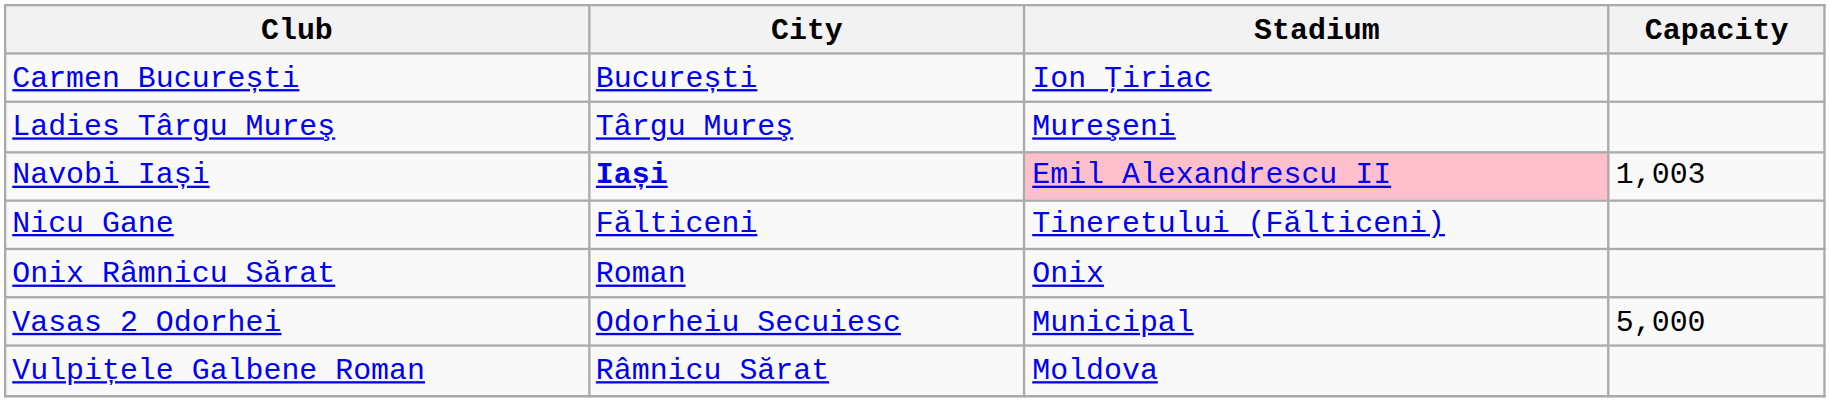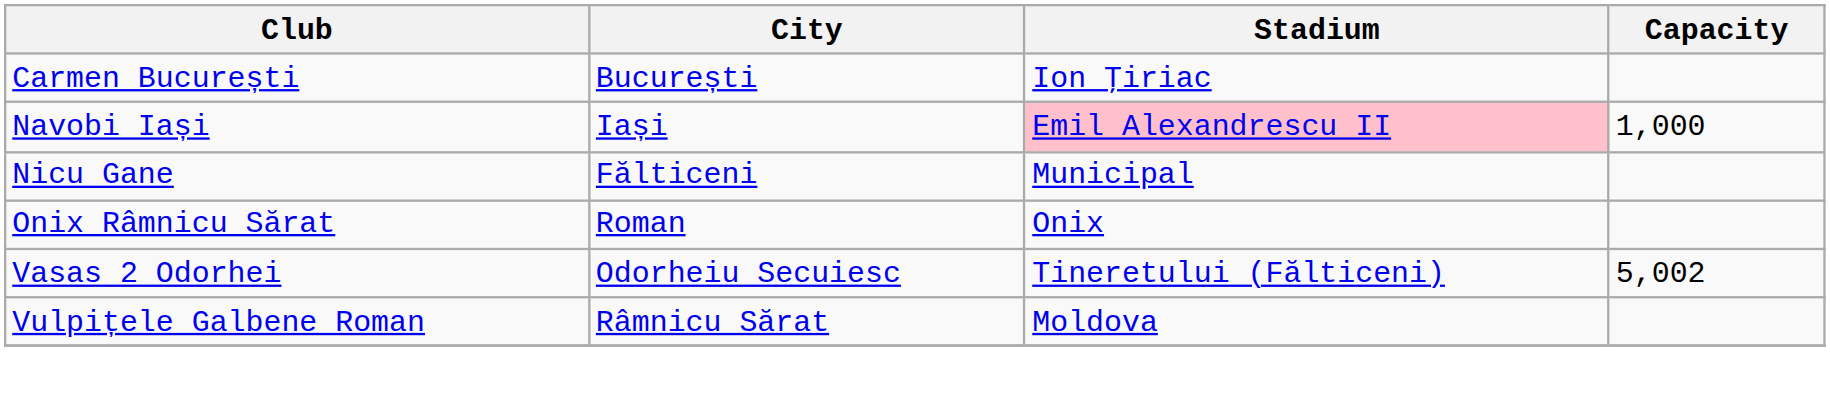- row: (174, 127)
(632, 176) bold -> (632, 127) normal
(1661, 176) 1,003 -> (1661, 127) 1,000
(1239, 224) Tineretului (Fălticeni) -> (1113, 176) Municipal
(1113, 322) Municipal -> (1239, 273) Tineretului (Fălticeni)
(1661, 322) 5,000 -> (1661, 273) 5,002
